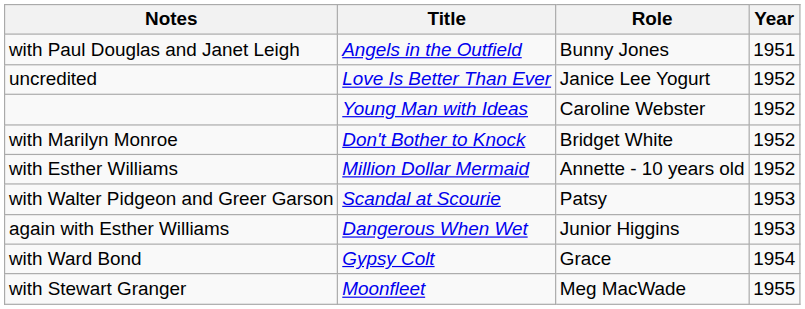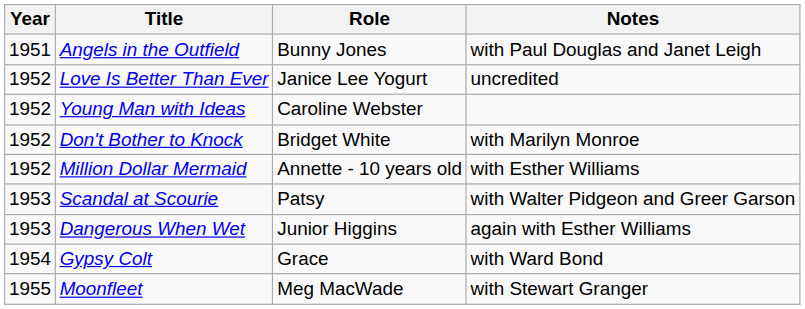columns swapped: (774, 19) <-> (171, 19)
